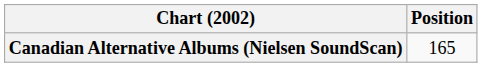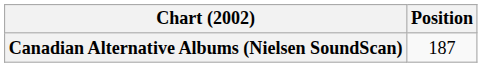(442, 47) 165 -> (442, 47) 187
